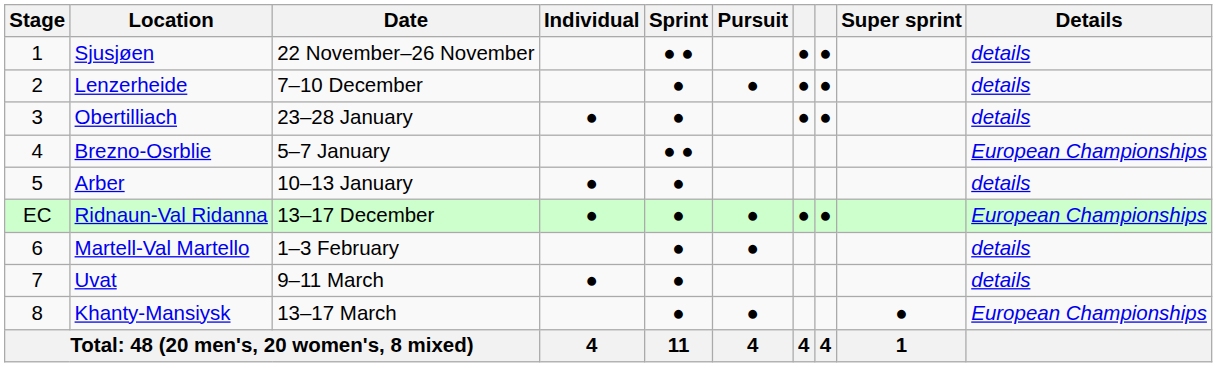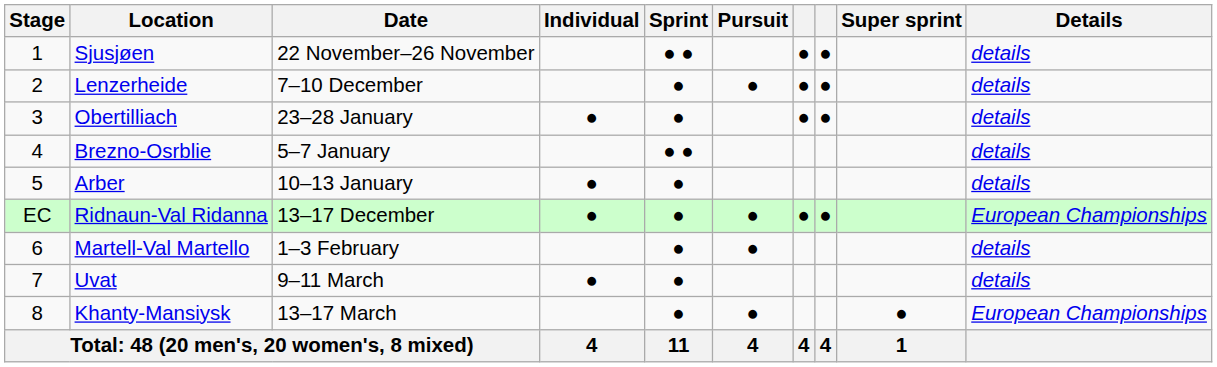(1089, 150) European Championships -> (1001, 150) details
